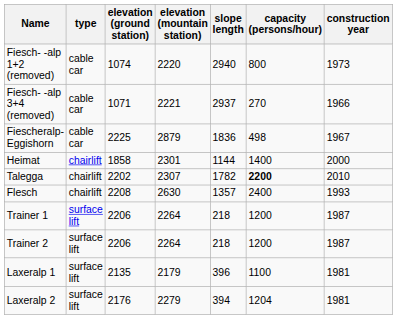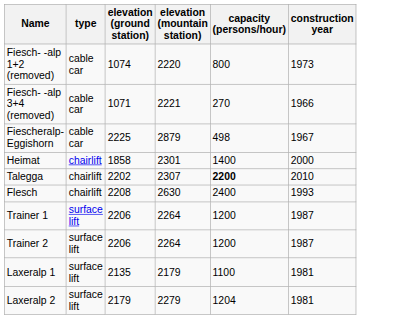- column: (228, 24)
(119, 300) 2176 -> (119, 300) 2179
